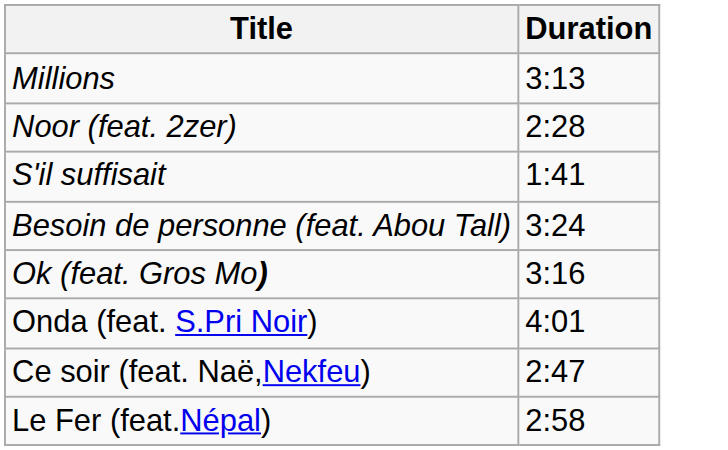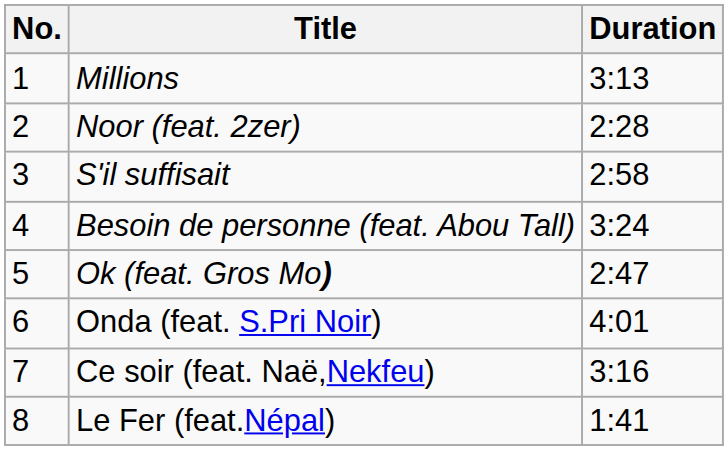+ column: (37, 28)
(555, 175) 1:41 -> (619, 175) 2:58
(555, 273) 3:16 -> (619, 273) 2:47
(555, 371) 2:47 -> (619, 371) 3:16
(555, 420) 2:58 -> (619, 420) 1:41
